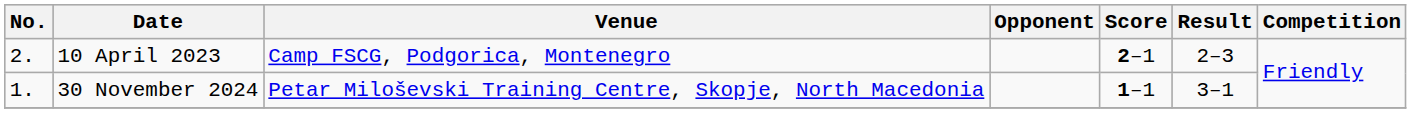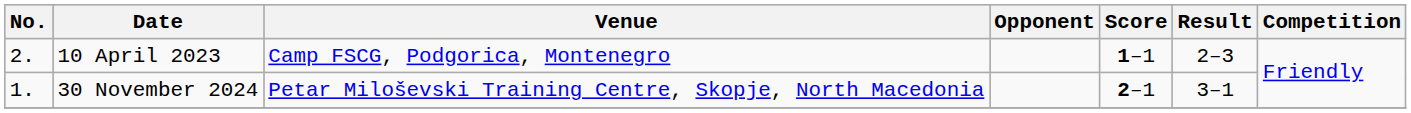(1136, 56) 2–1 -> (1136, 56) 1–1
(1136, 90) 1–1 -> (1136, 90) 2–1
